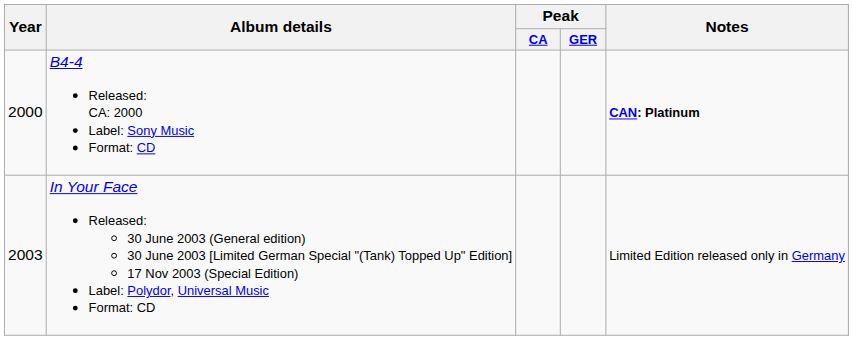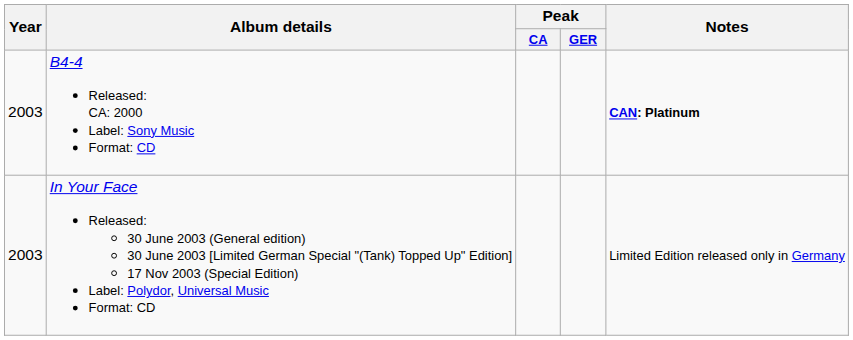(25, 112) 2000 -> (25, 112) 2003
